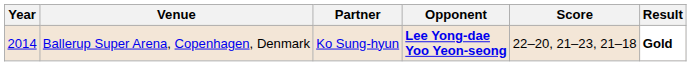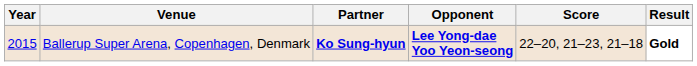(22, 43) 2014 -> (22, 43) 2015
(358, 43) normal -> (361, 43) bold
